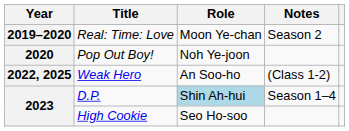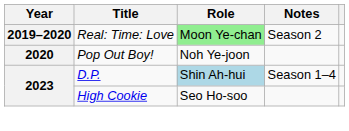(221, 34) no background -> (221, 34) lightgreen background
- row: (109, 75)
